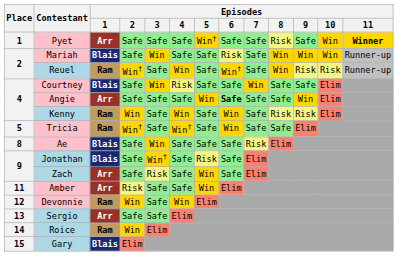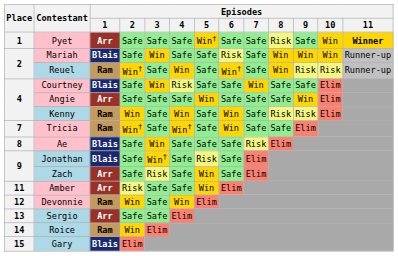(231, 100) bold -> (231, 100) normal
(19, 129) 5 -> (19, 129) 7
